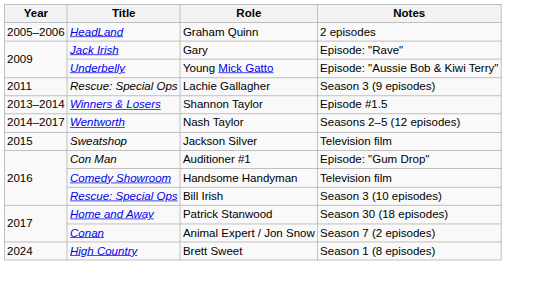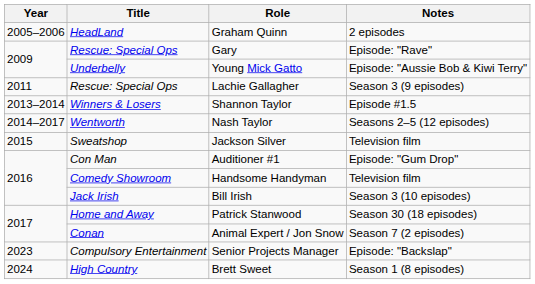(94, 50) Jack Irish -> (124, 50) Rescue: Special Ops
(124, 196) Rescue: Special Ops -> (94, 196) Jack Irish
+ row: (275, 251)
